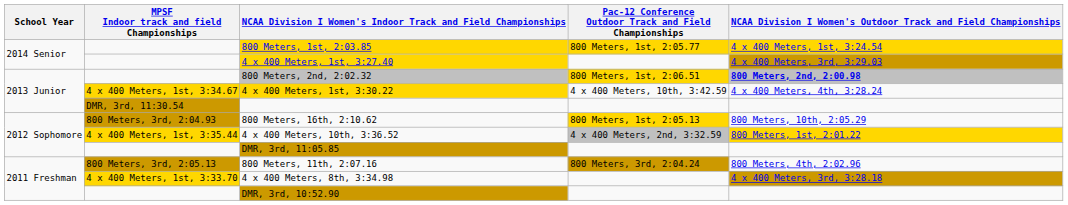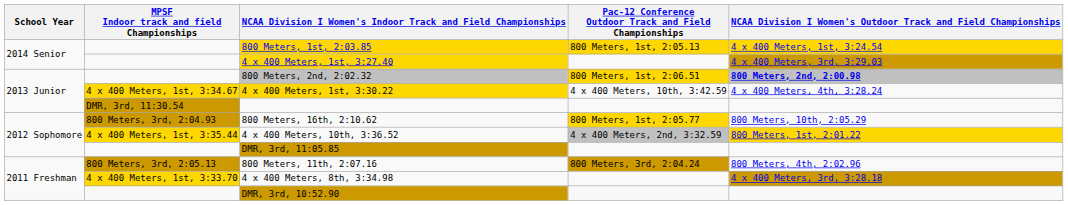(635, 47) 800 Meters, 1st, 2:05.77 -> (635, 47) 800 Meters, 1st, 2:05.13
(635, 120) 800 Meters, 1st, 2:05.13 -> (635, 120) 800 Meters, 1st, 2:05.77
